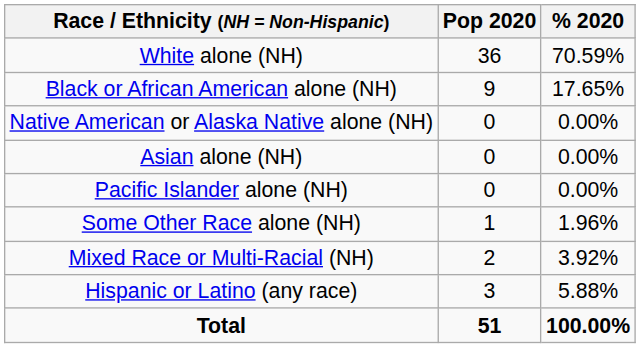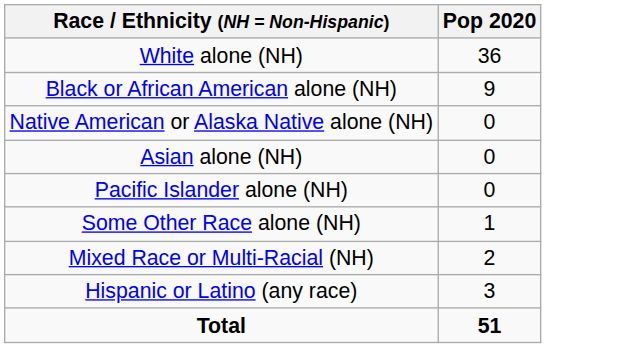- column: (588, 21)
